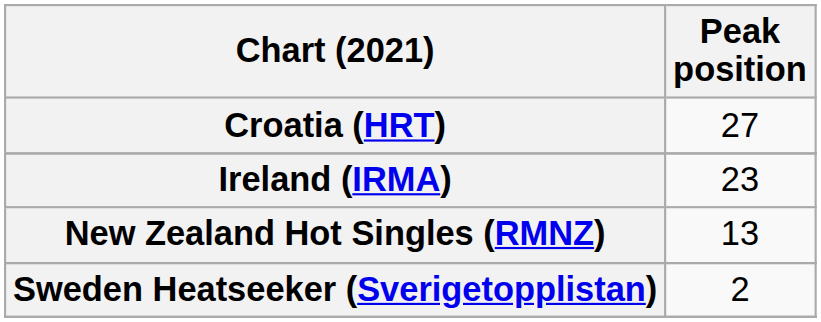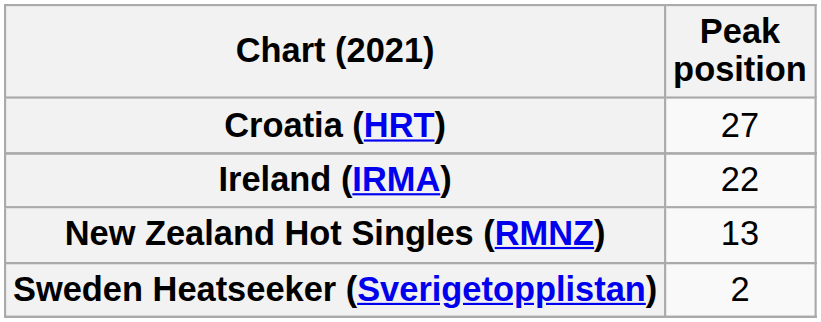(740, 179) 23 -> (740, 179) 22
